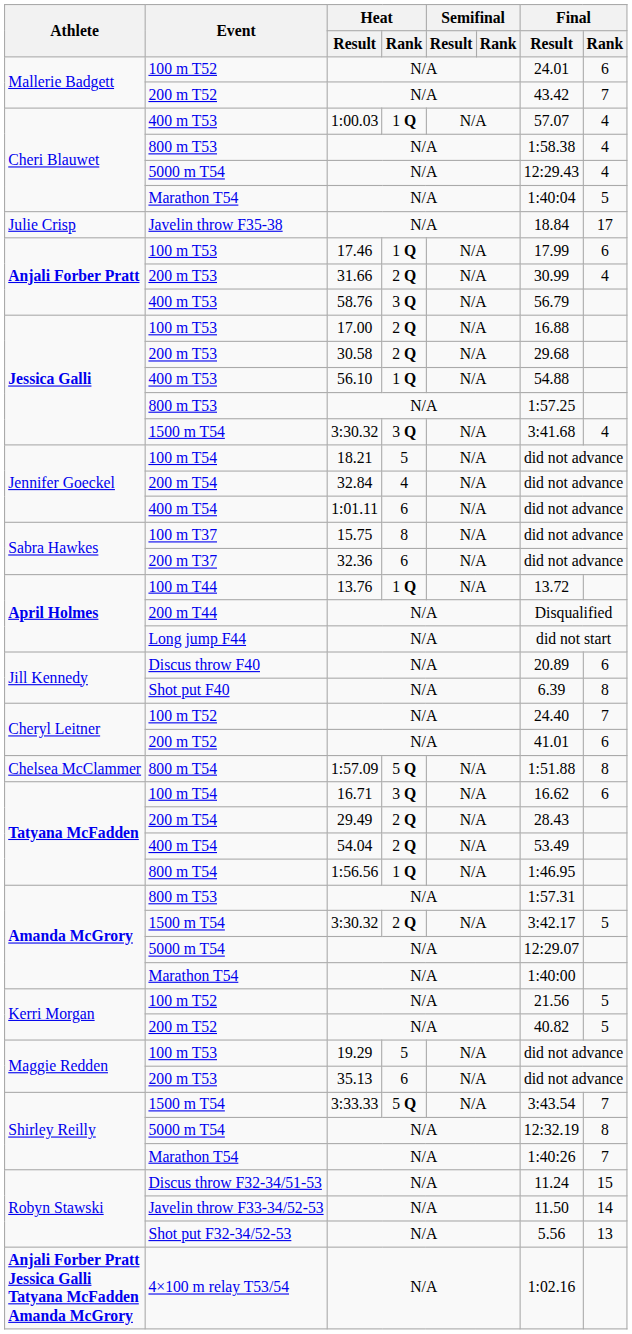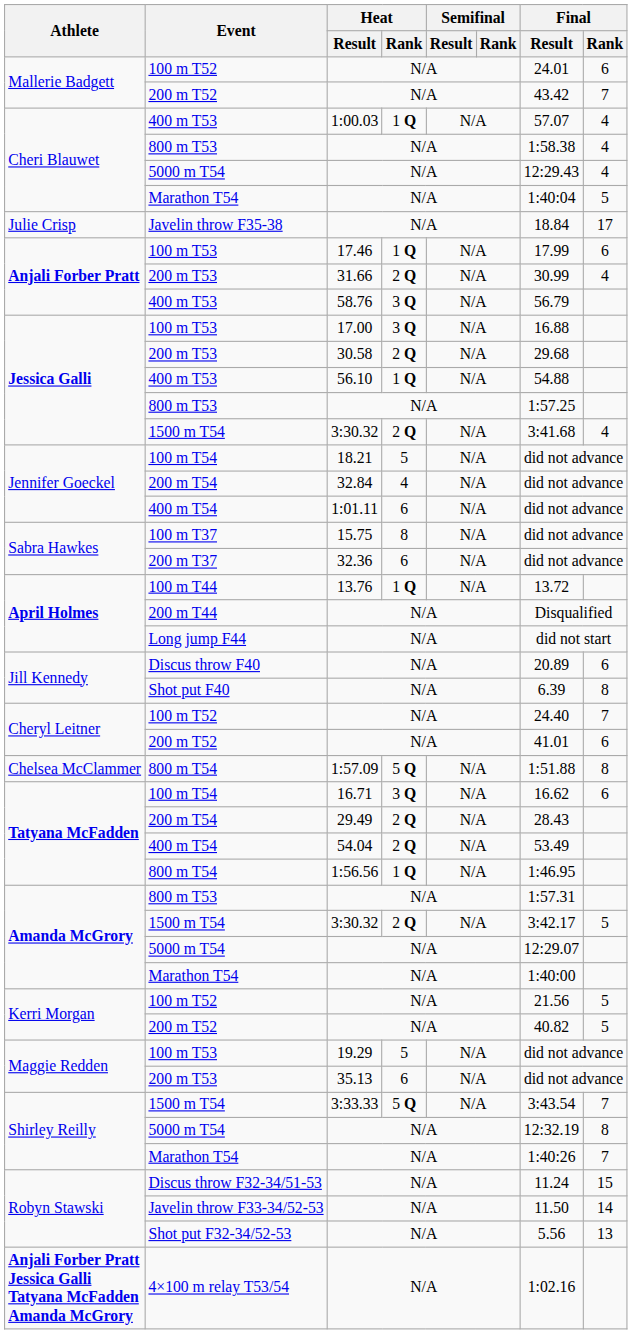(404, 328) 2 Q -> (404, 328) 3 Q
(404, 432) 3 Q -> (404, 432) 2 Q
